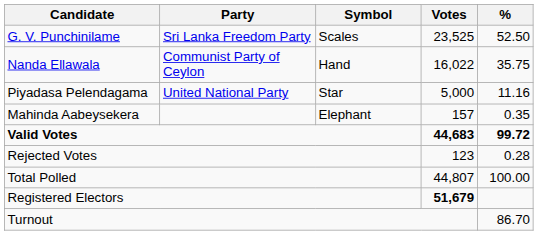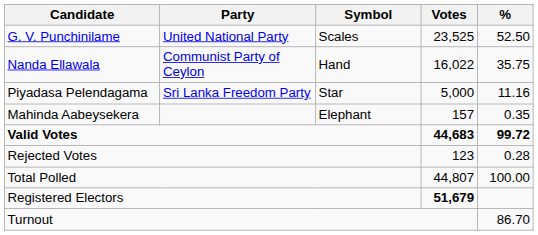(237, 36) Sri Lanka Freedom Party -> (226, 36) United National Party
(226, 93) United National Party -> (237, 93) Sri Lanka Freedom Party
